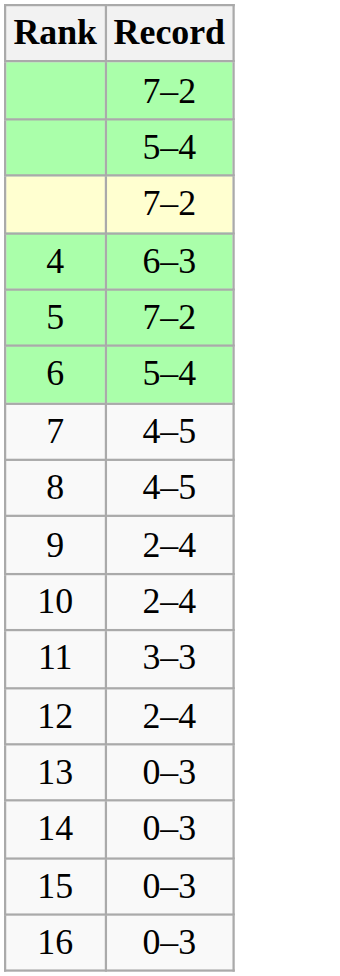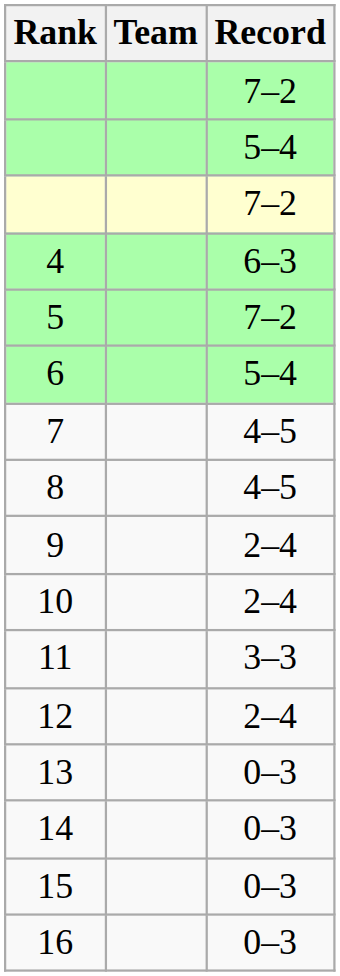+ column: (156, 32)
